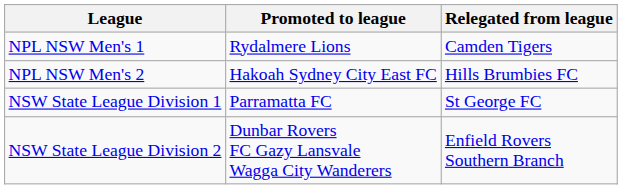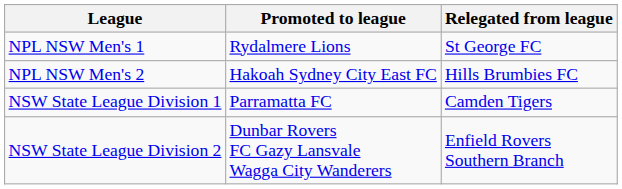(498, 46) Camden Tigers -> (493, 46) St George FC
(493, 102) St George FC -> (498, 102) Camden Tigers
